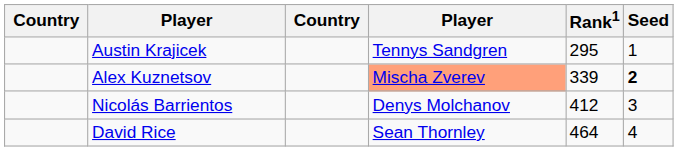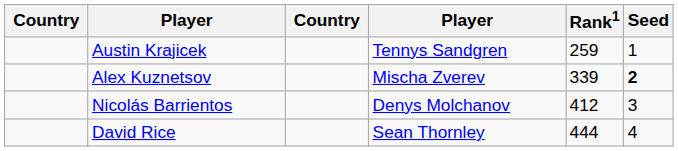(584, 50) 295 -> (584, 50) 259
(429, 77) lightsalmon background -> (429, 77) no background
(584, 132) 464 -> (584, 132) 444
